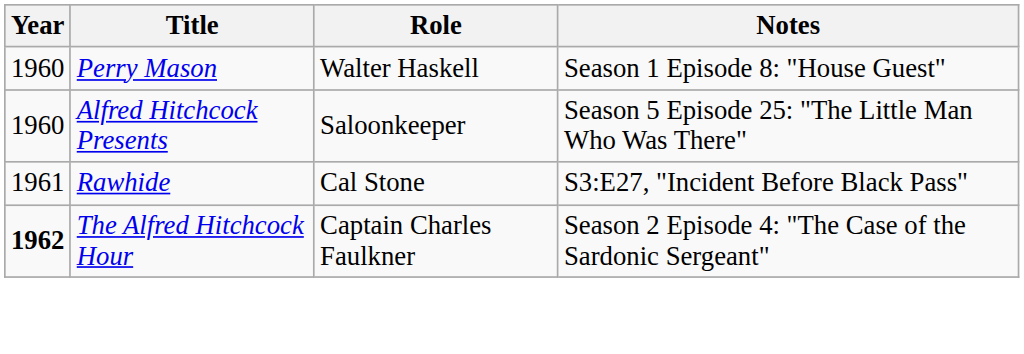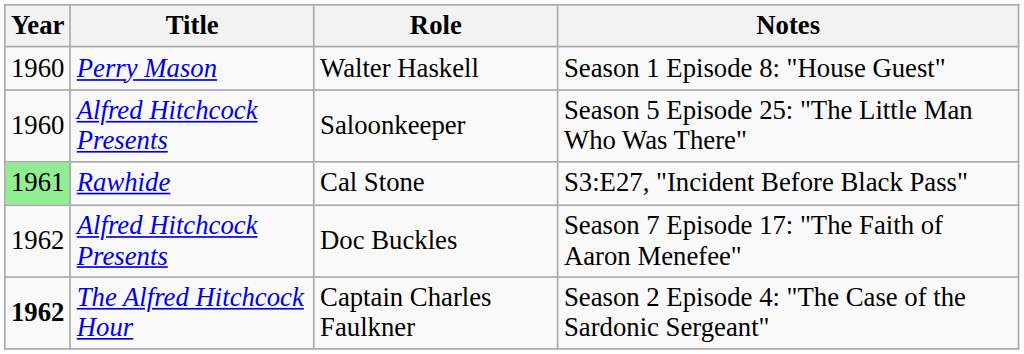(38, 182) no background -> (38, 182) lightgreen background
+ row: (389, 240)
